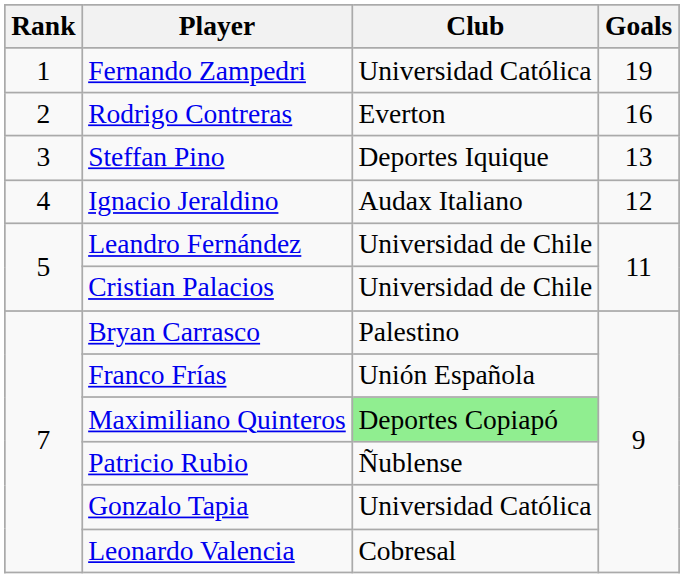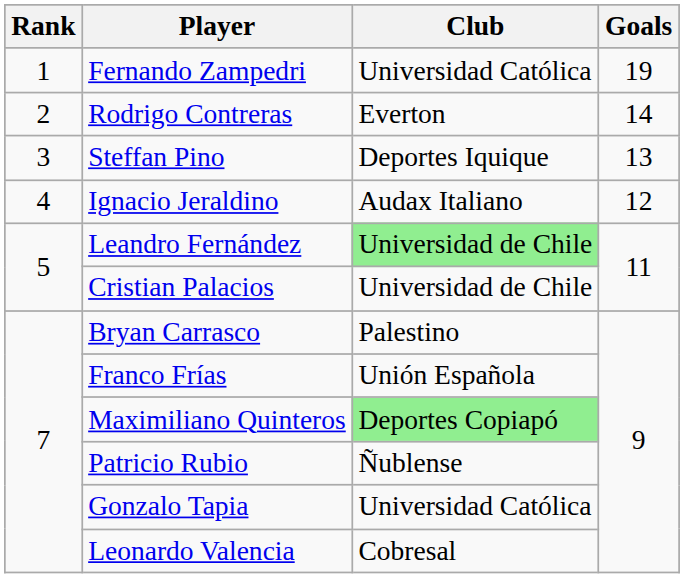(639, 113) 16 -> (639, 113) 14
(475, 244) no background -> (475, 244) lightgreen background
